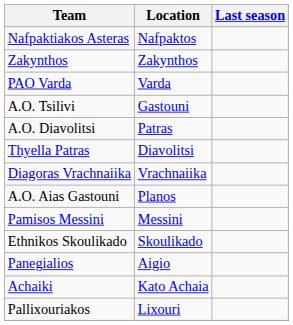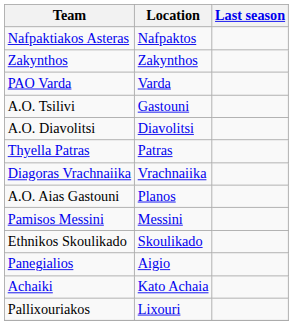(155, 128) Patras -> (166, 128) Diavolitsi
(166, 151) Diavolitsi -> (155, 151) Patras
